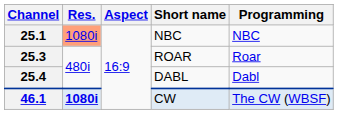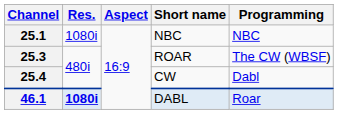(81, 35) lightsalmon background -> (81, 35) no background
(246, 56) Roar -> (281, 56) The CW (WBSF)
(171, 77) DABL -> (165, 77) CW
(165, 98) CW -> (171, 98) DABL
(281, 98) The CW (WBSF) -> (246, 98) Roar
